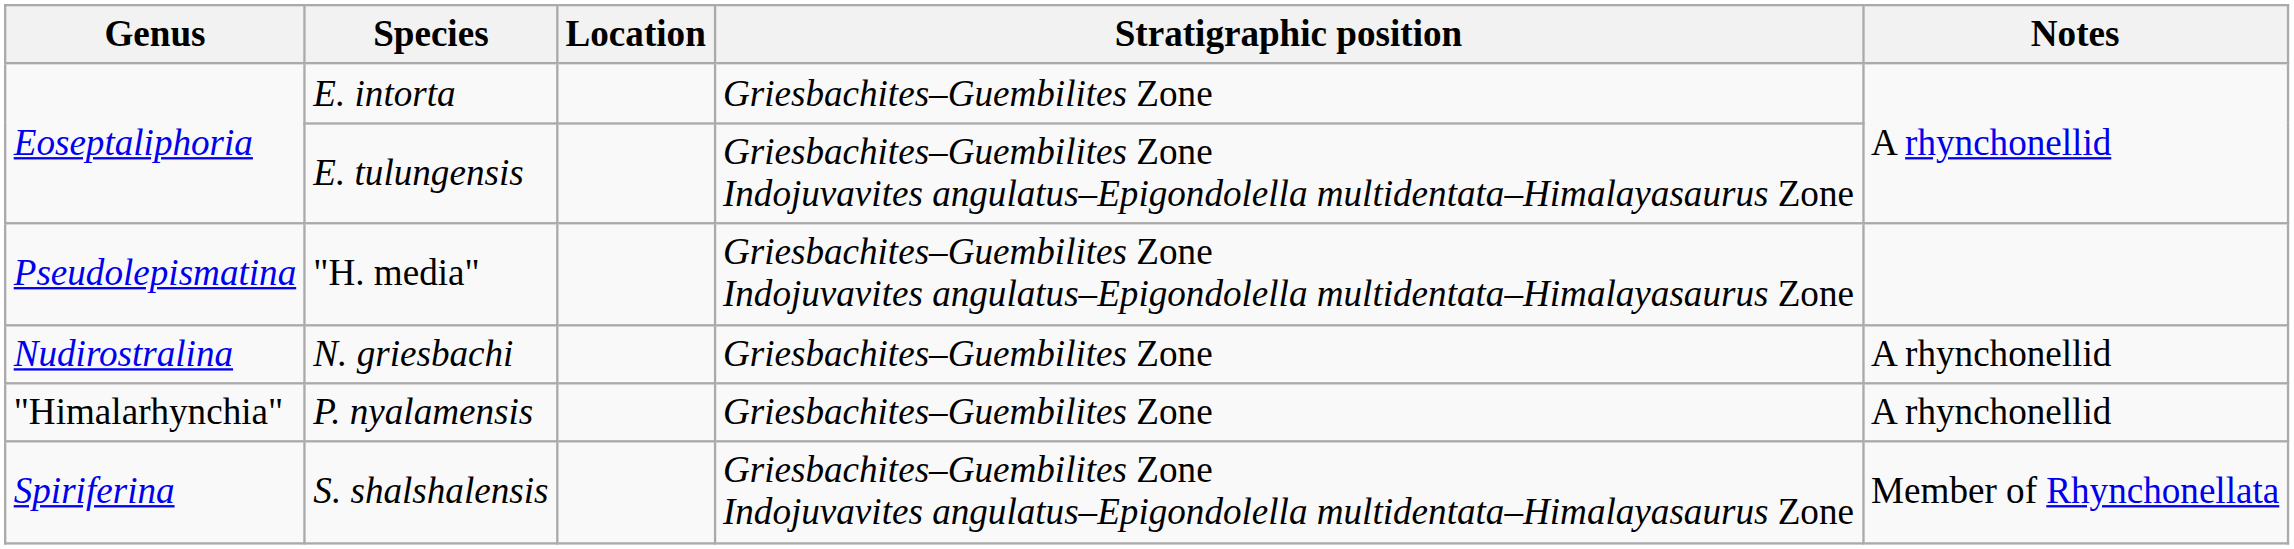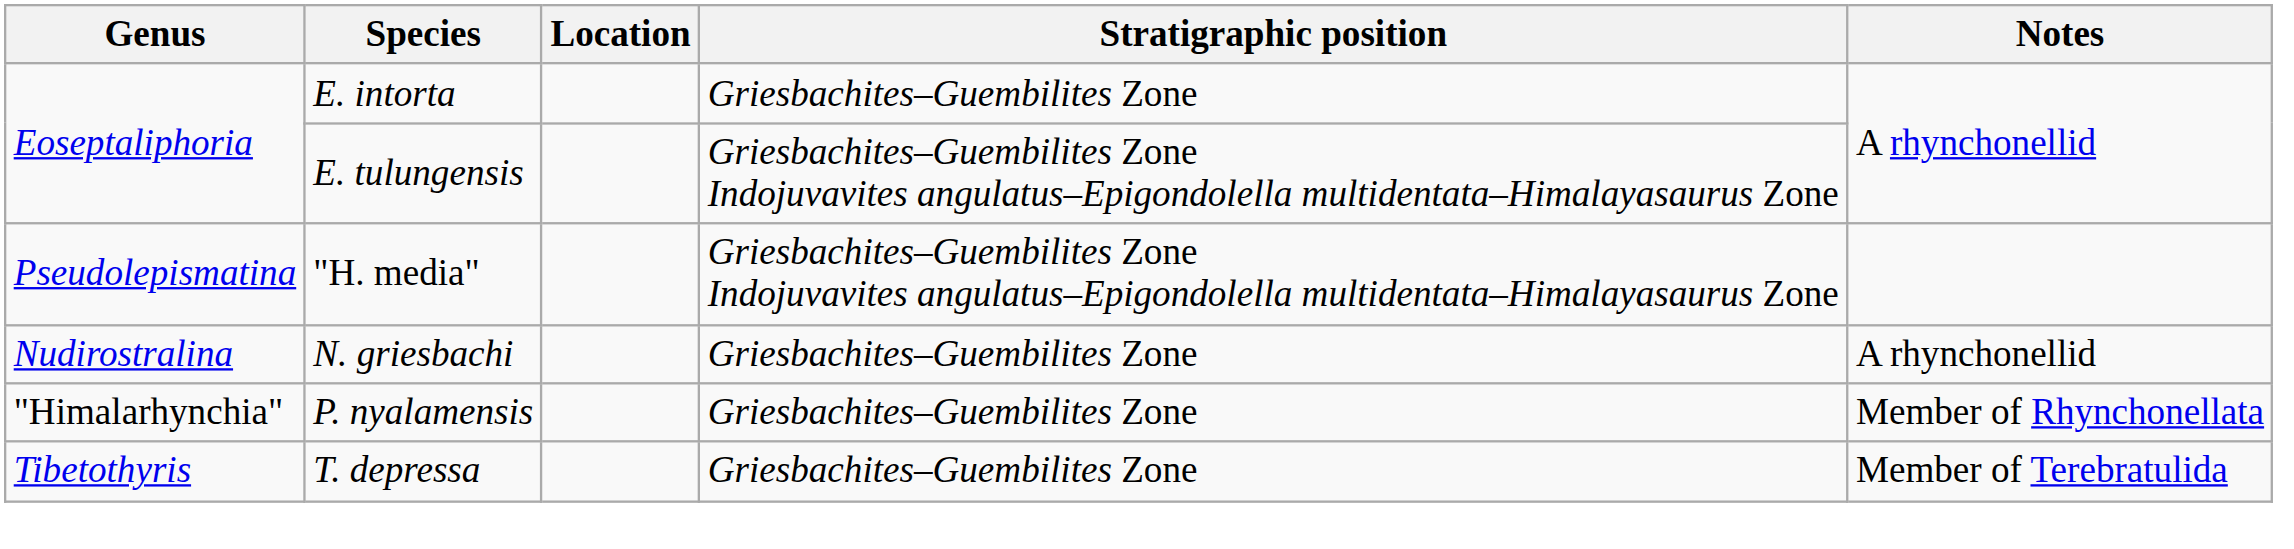(1991, 411) A rhynchonellid -> (2060, 411) Member of Rhynchonellata
+ row: (397, 470)
- row: (431, 491)
